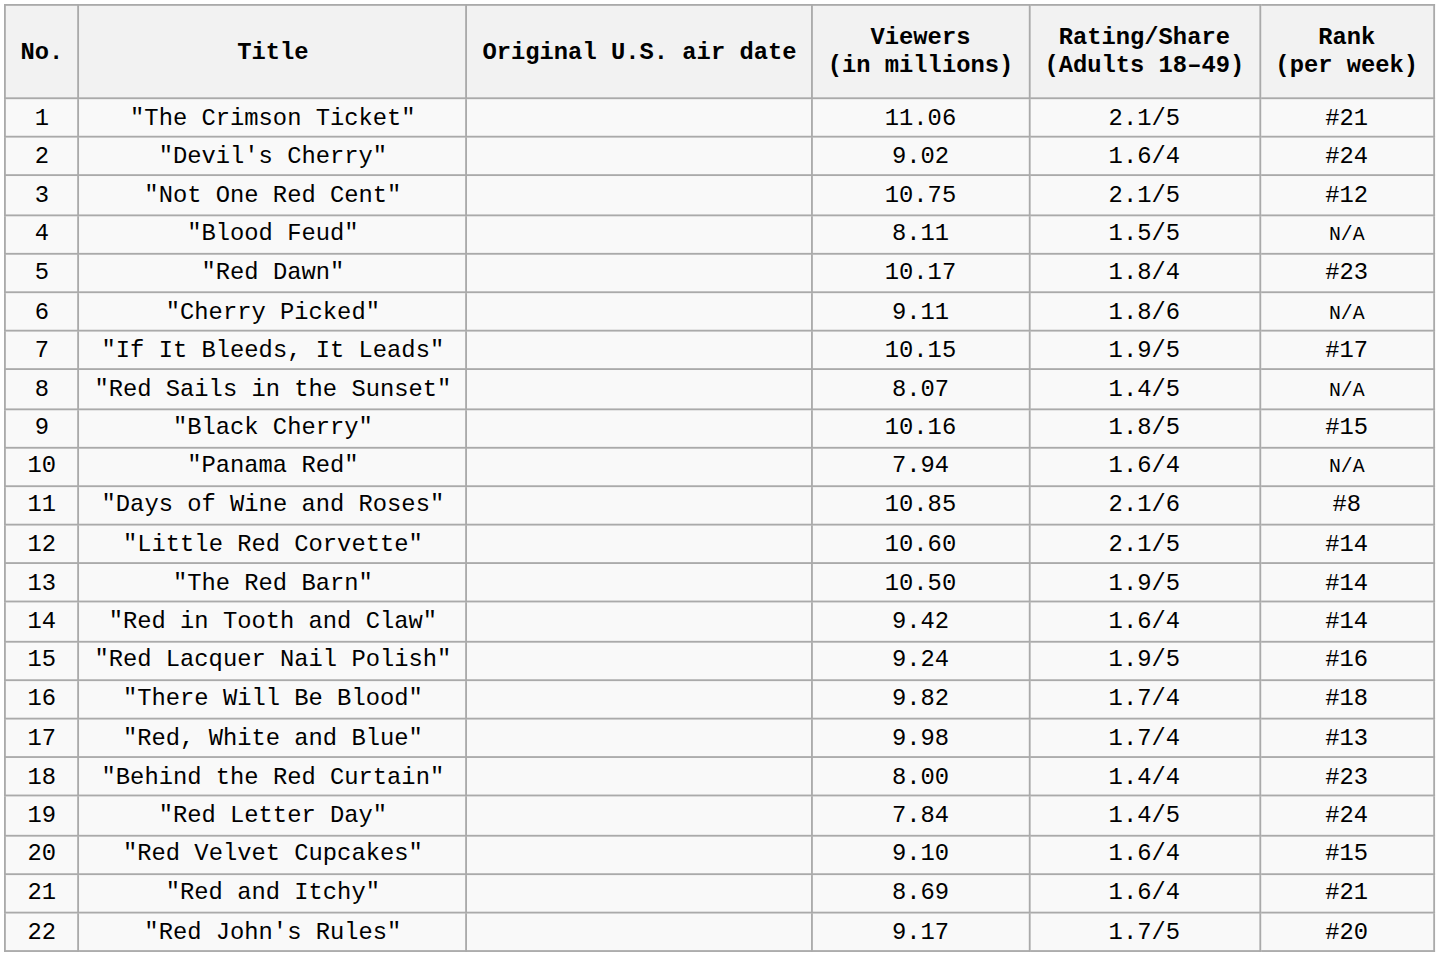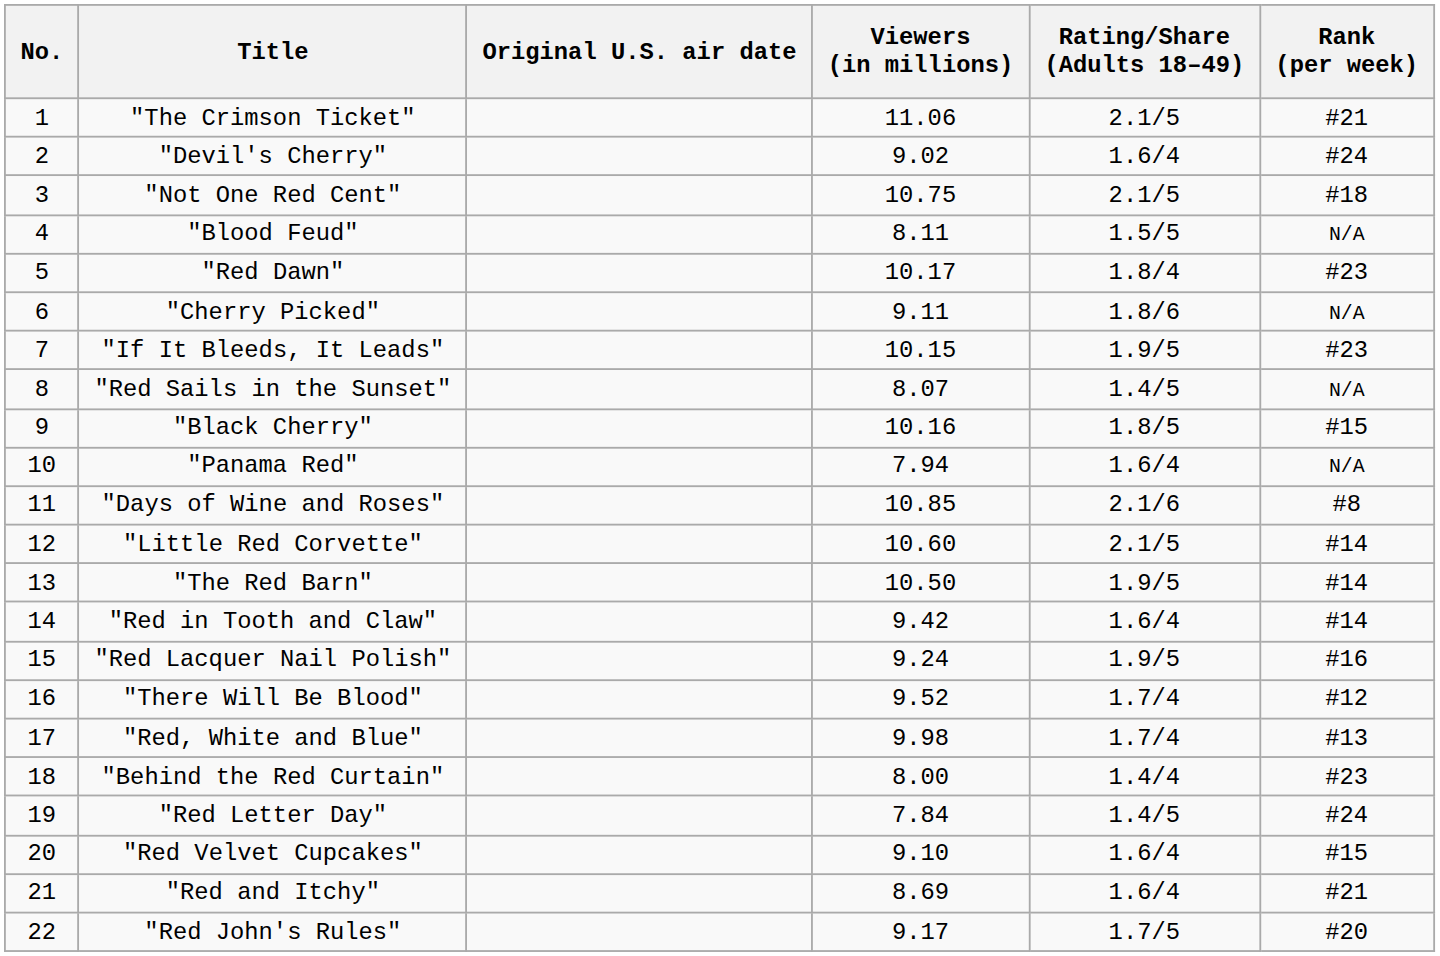(1347, 195) #12 -> (1347, 195) #18
(1347, 350) #17 -> (1347, 350) #23
(920, 699) 9.82 -> (920, 699) 9.52
(1347, 699) #18 -> (1347, 699) #12
